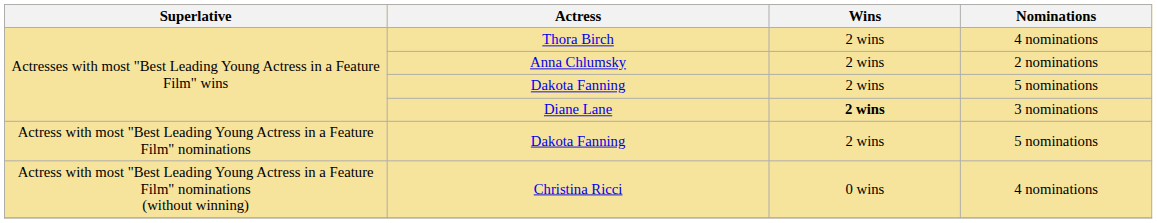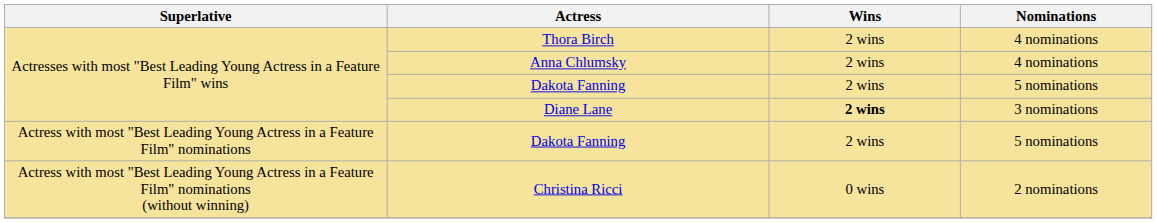(1056, 62) 2 nominations -> (1056, 62) 4 nominations
(1056, 189) 4 nominations -> (1056, 189) 2 nominations
